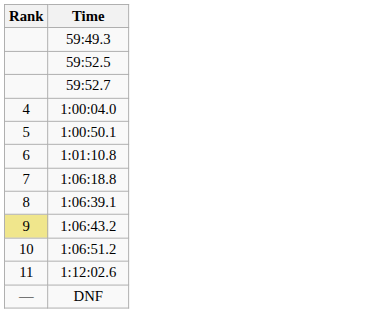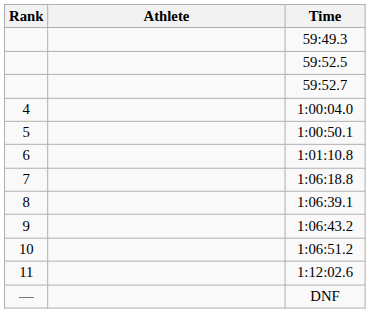+ column: (166, 16)
(26, 226) khaki background -> (26, 226) no background
